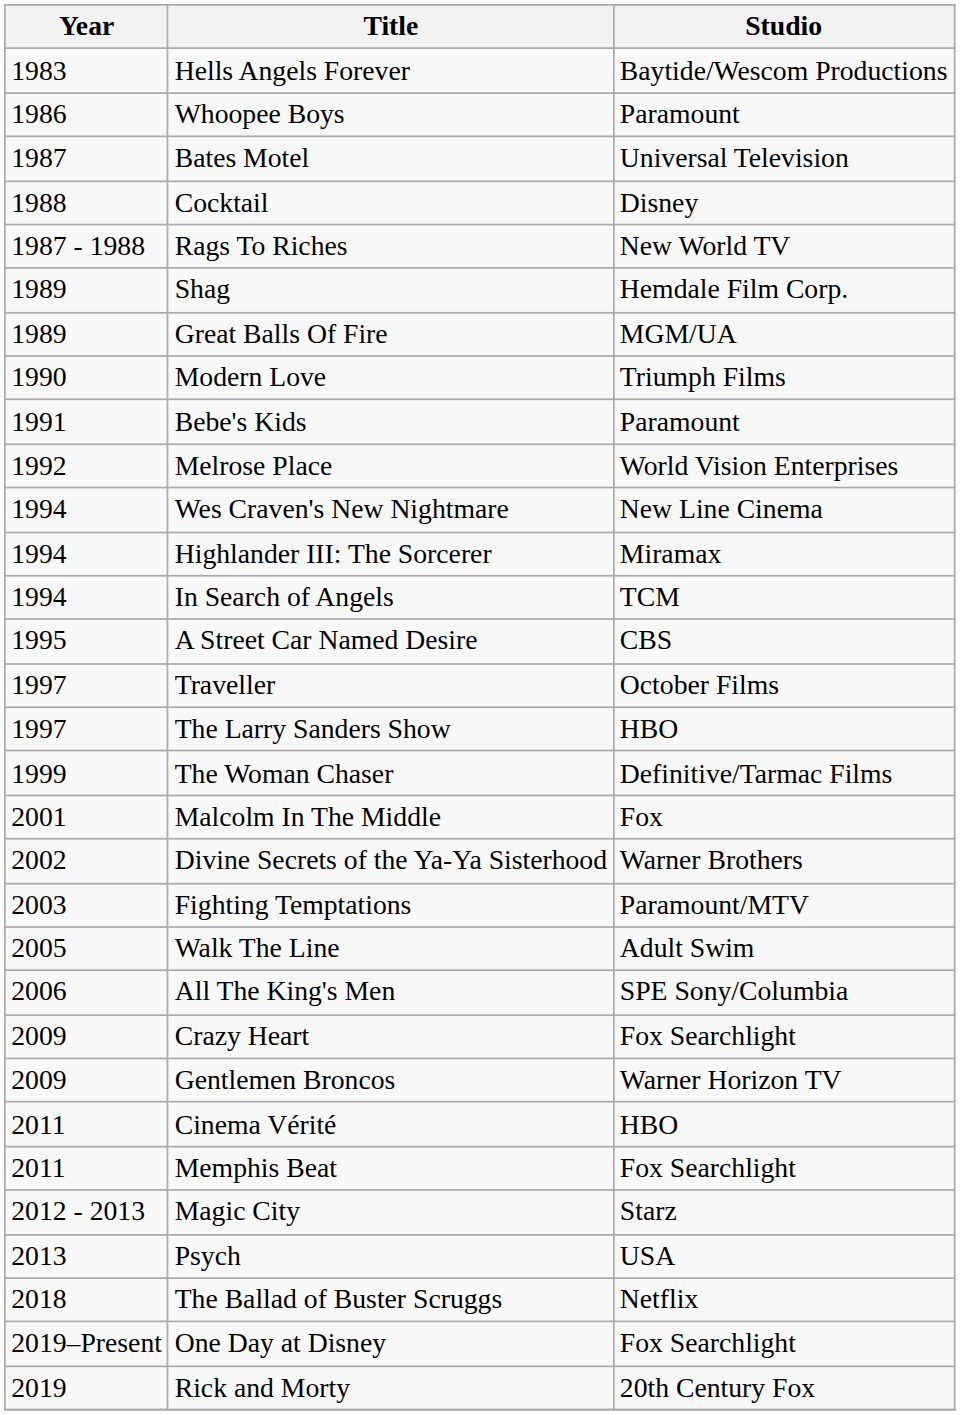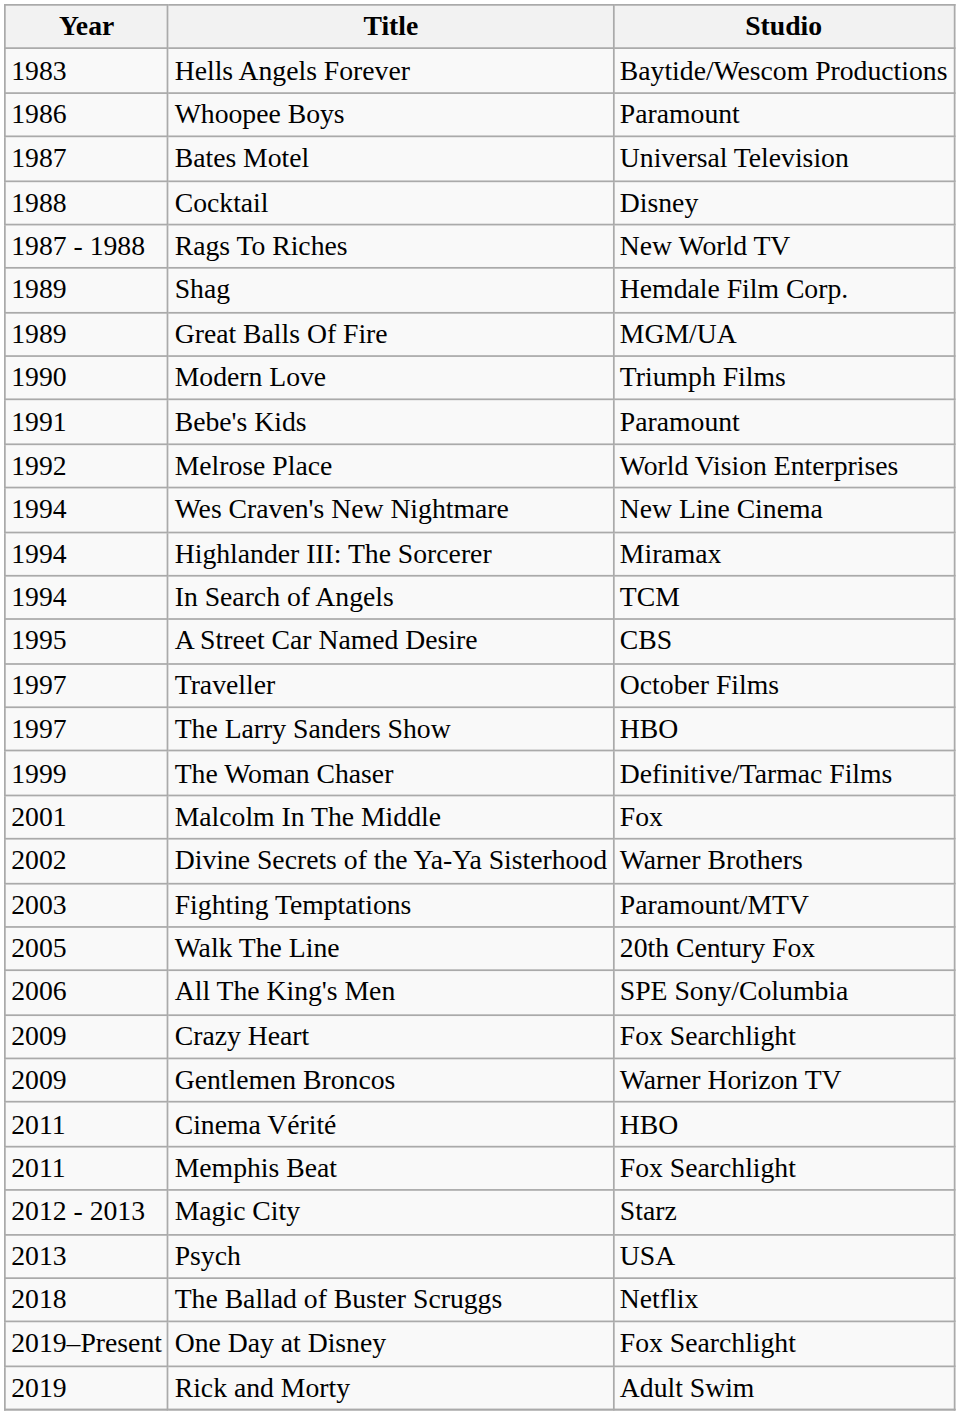(687, 948) Adult Swim -> (717, 948) 20th Century Fox
(717, 1387) 20th Century Fox -> (687, 1387) Adult Swim
